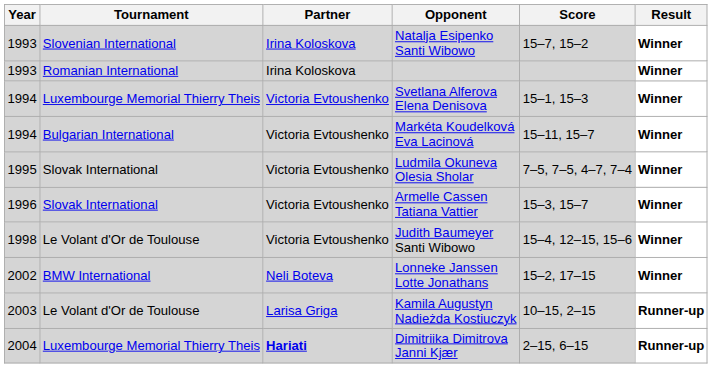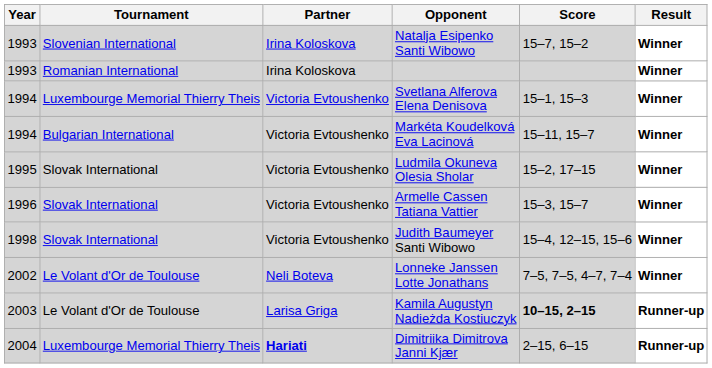(577, 170) 7–5, 7–5, 4–7, 7–4 -> (559, 170) 15–2, 17–15
(121, 240) Le Volant d'Or de Toulouse -> (100, 240) Slovak International
(97, 275) BMW International -> (121, 275) Le Volant d'Or de Toulouse
(559, 275) 15–2, 17–15 -> (577, 275) 7–5, 7–5, 4–7, 7–4
(559, 311) normal -> (559, 311) bold
